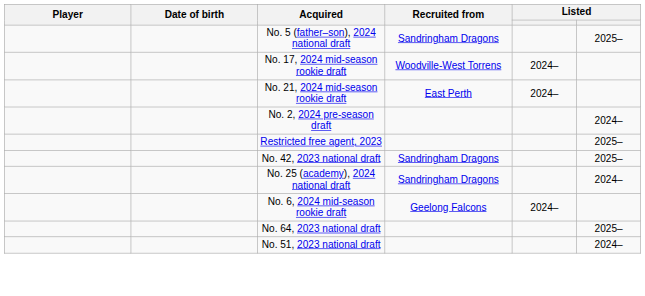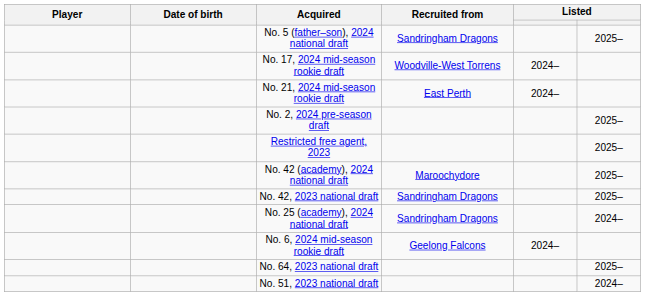(609, 120) 2024– -> (609, 120) 2025–
+ row: (319, 175)
